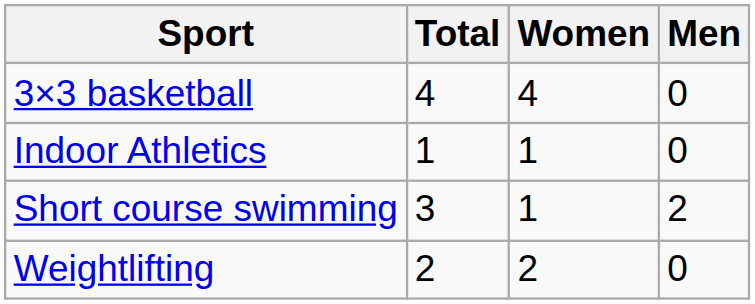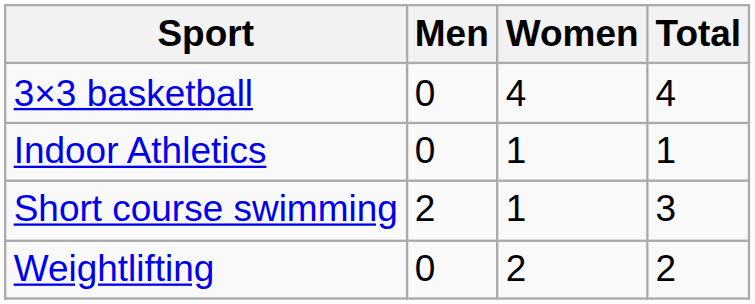columns swapped: (704, 33) <-> (458, 33)
